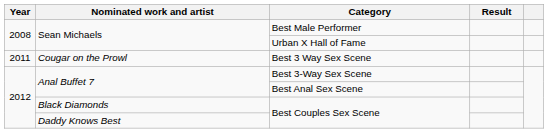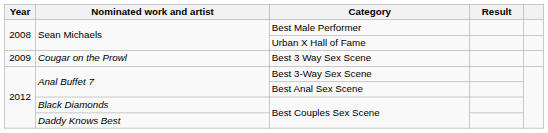(20, 58) 2011 -> (20, 58) 2009
